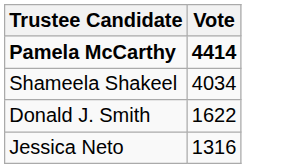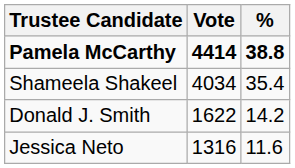+ column: (265, 20)
